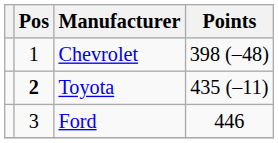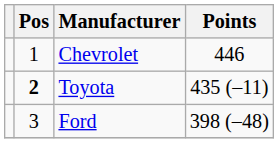(229, 54) 398 (–48) -> (229, 54) 446
(229, 121) 446 -> (229, 121) 398 (–48)
